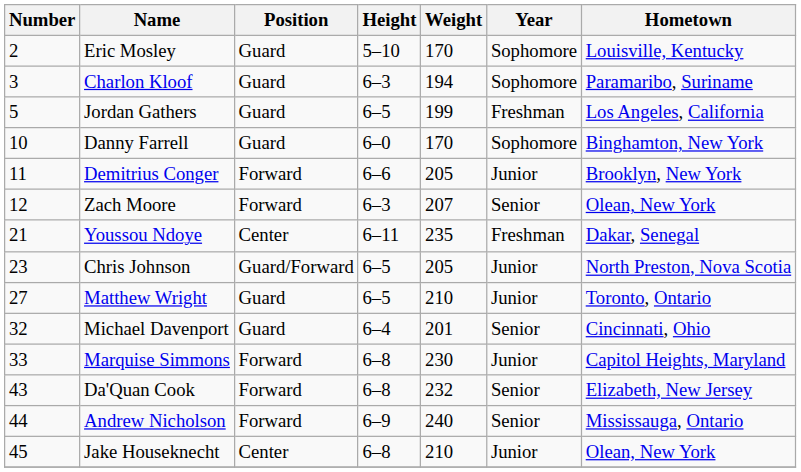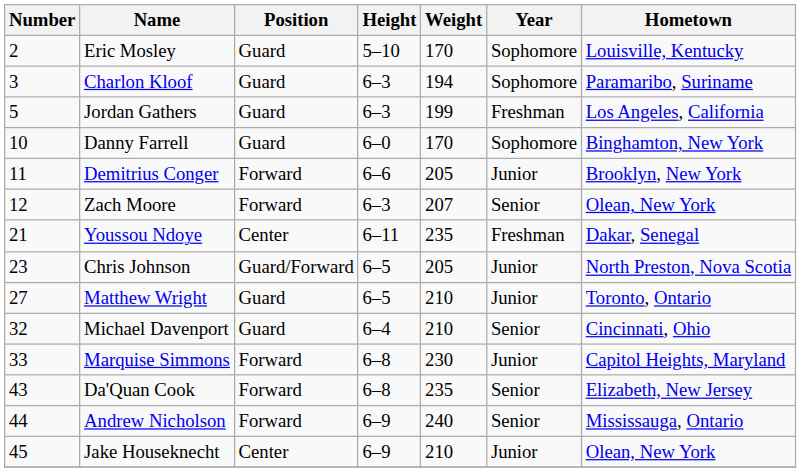(376, 112) 6–5 -> (376, 112) 6–3
(439, 328) 201 -> (439, 328) 210
(439, 390) 232 -> (439, 390) 235
(376, 451) 6–8 -> (376, 451) 6–9
